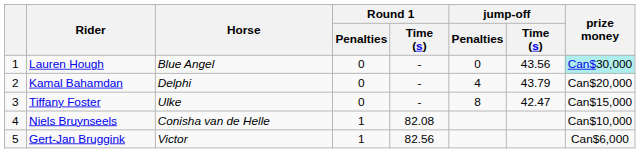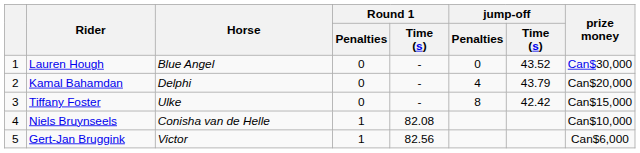(536, 65) 43.56 -> (536, 65) 43.52
(600, 65) paleturquoise background -> (600, 65) no background
(536, 102) 42.47 -> (536, 102) 42.42
